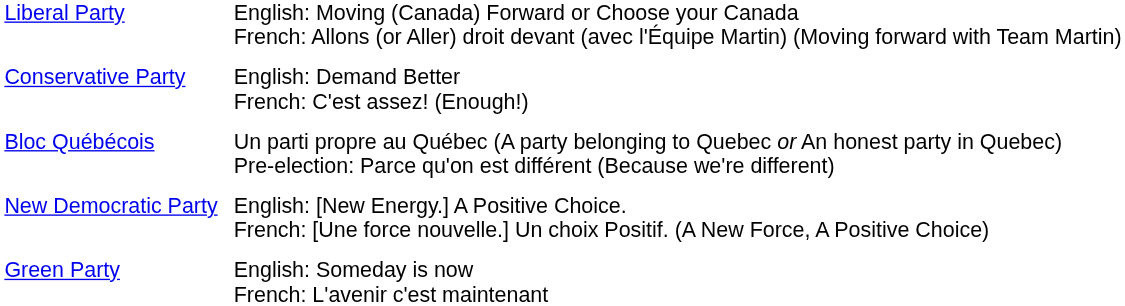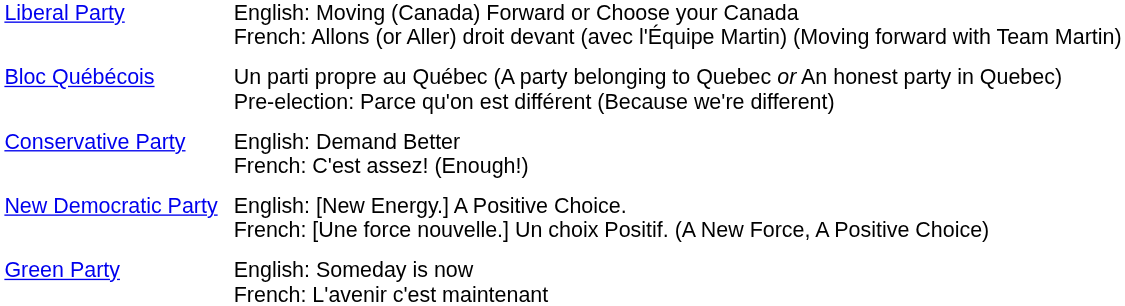rows swapped: (95, 77) <-> (79, 141)
